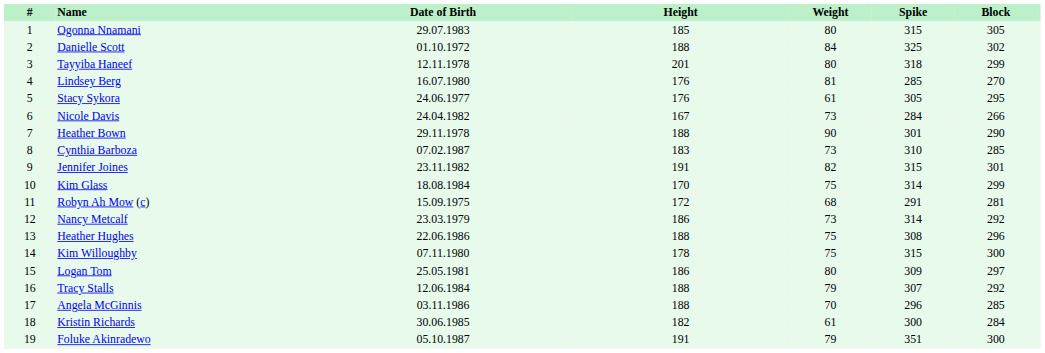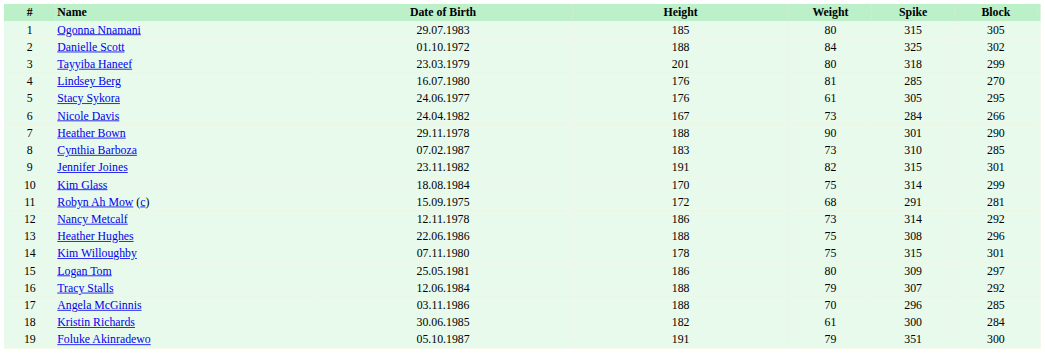(443, 64) 12.11.1978 -> (443, 64) 23.03.1979
(443, 219) 23.03.1979 -> (443, 219) 12.11.1978
(996, 253) 300 -> (996, 253) 301
